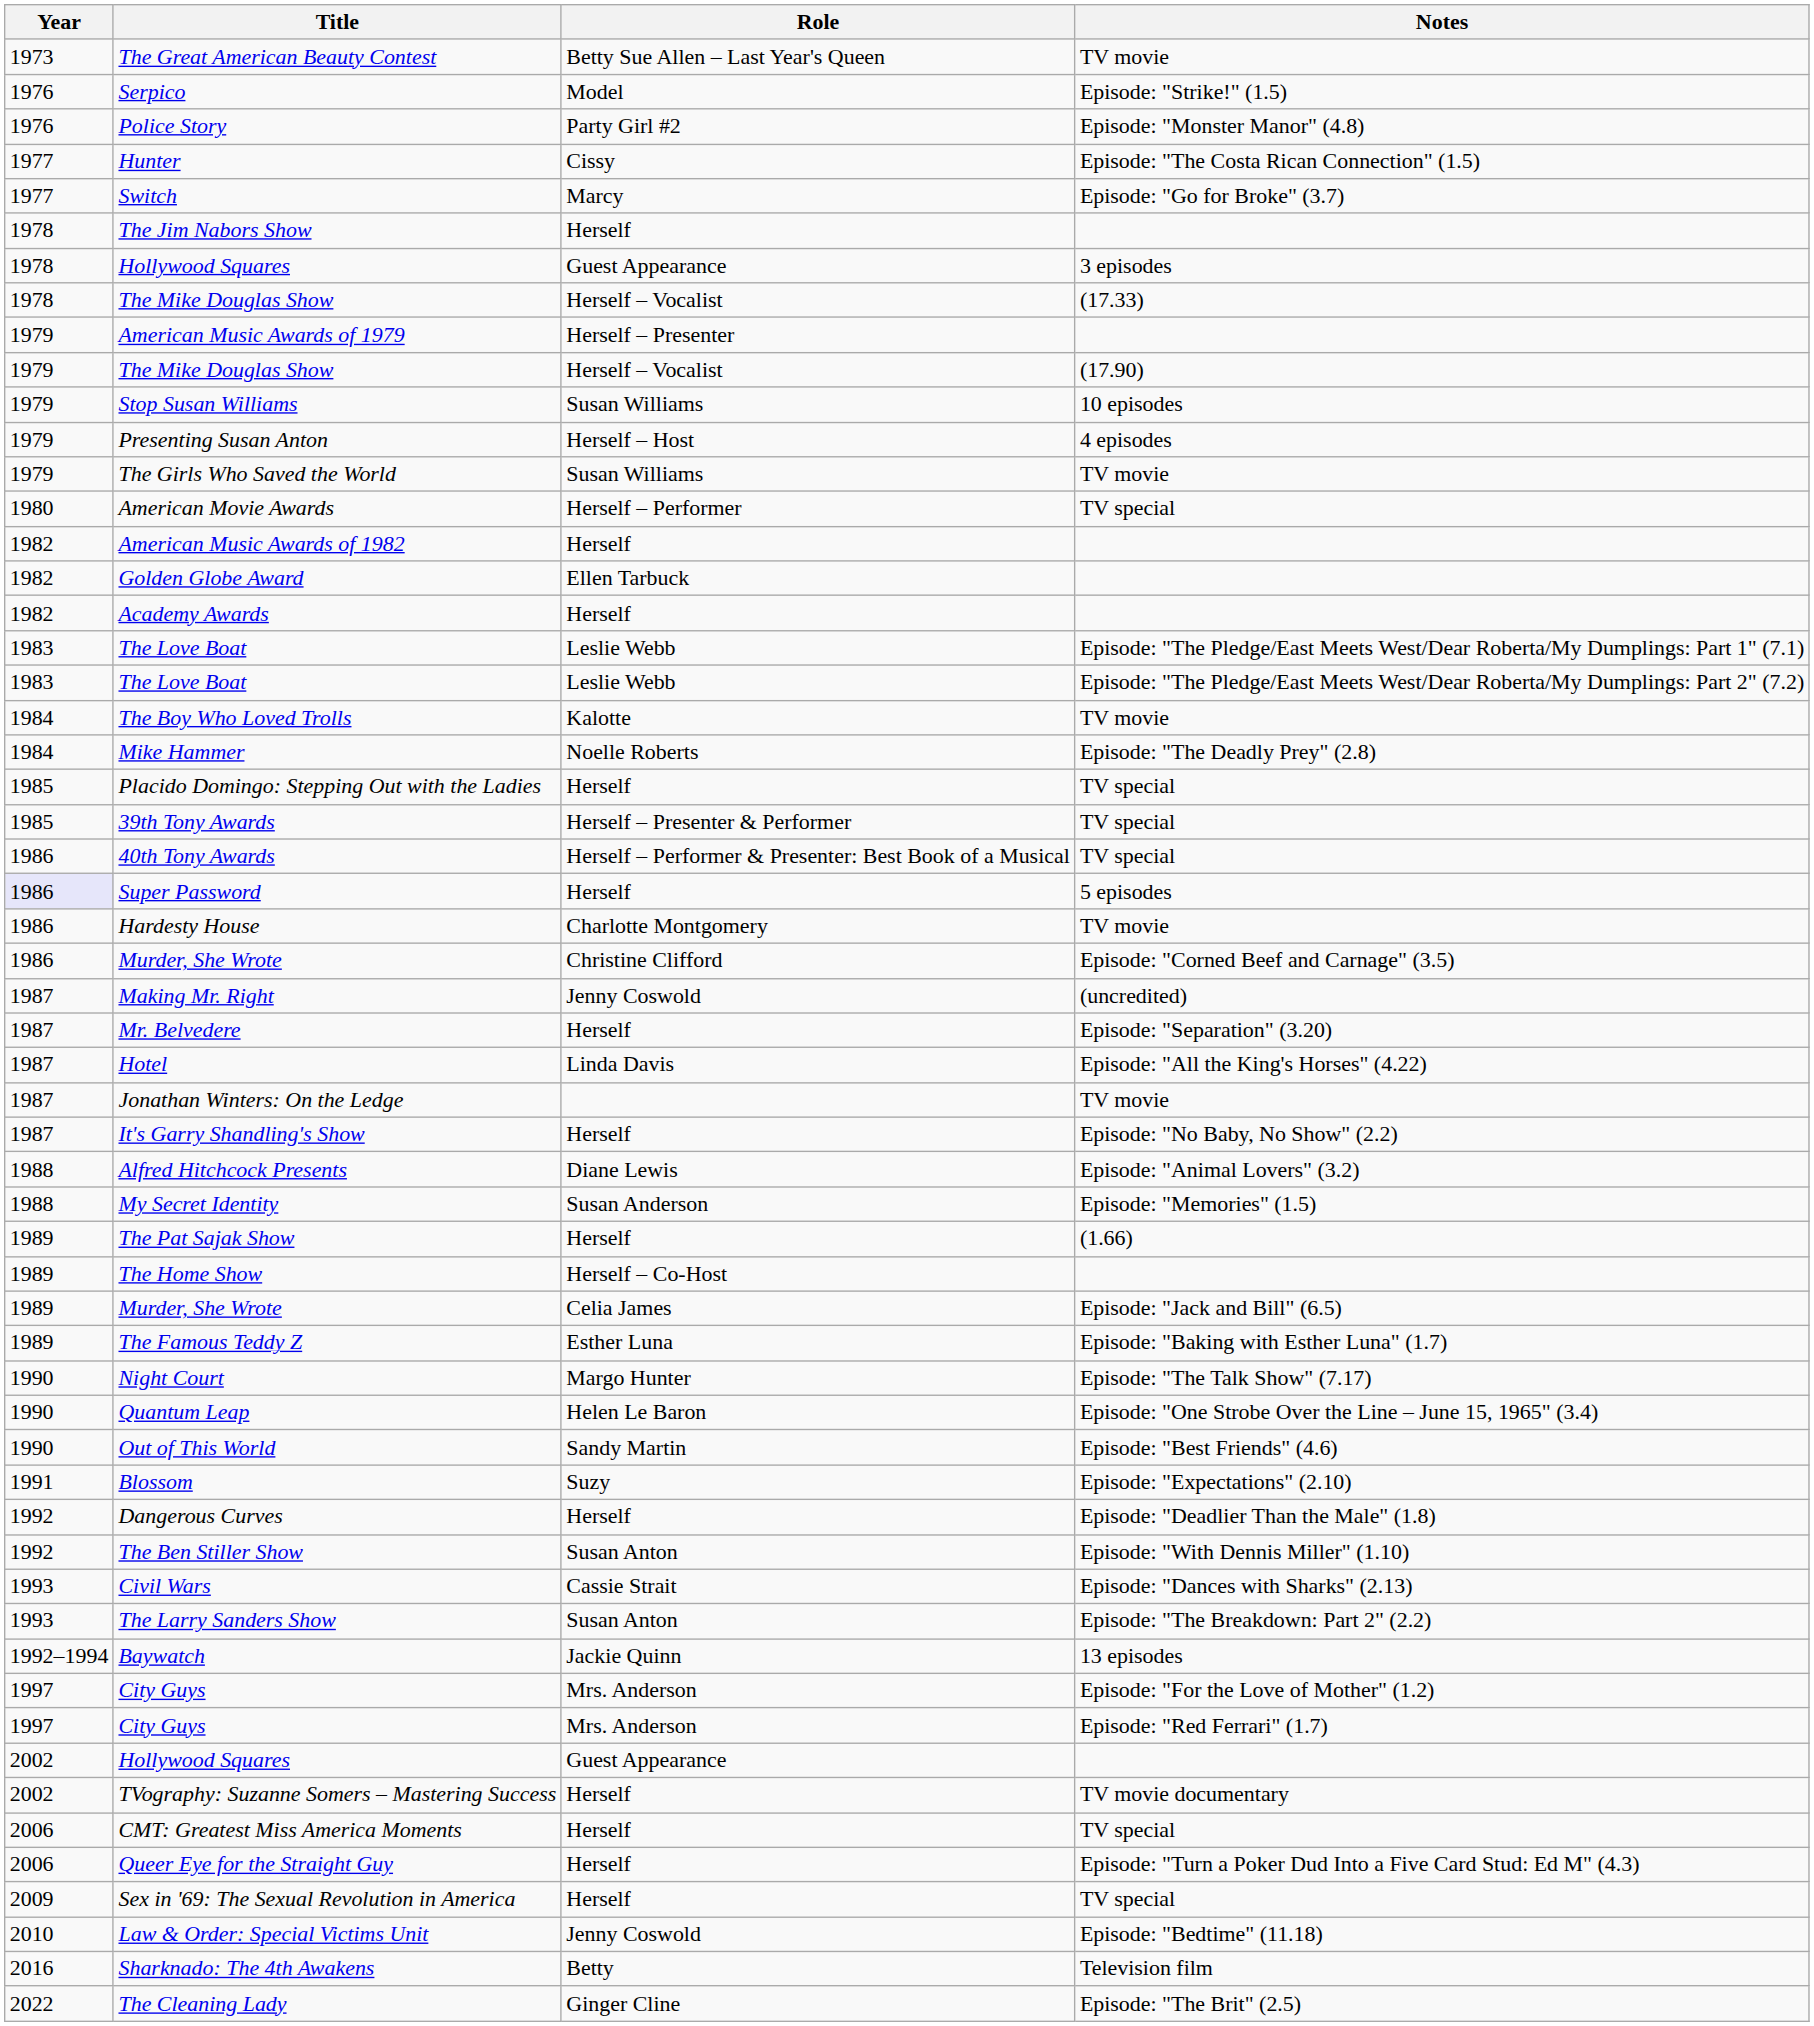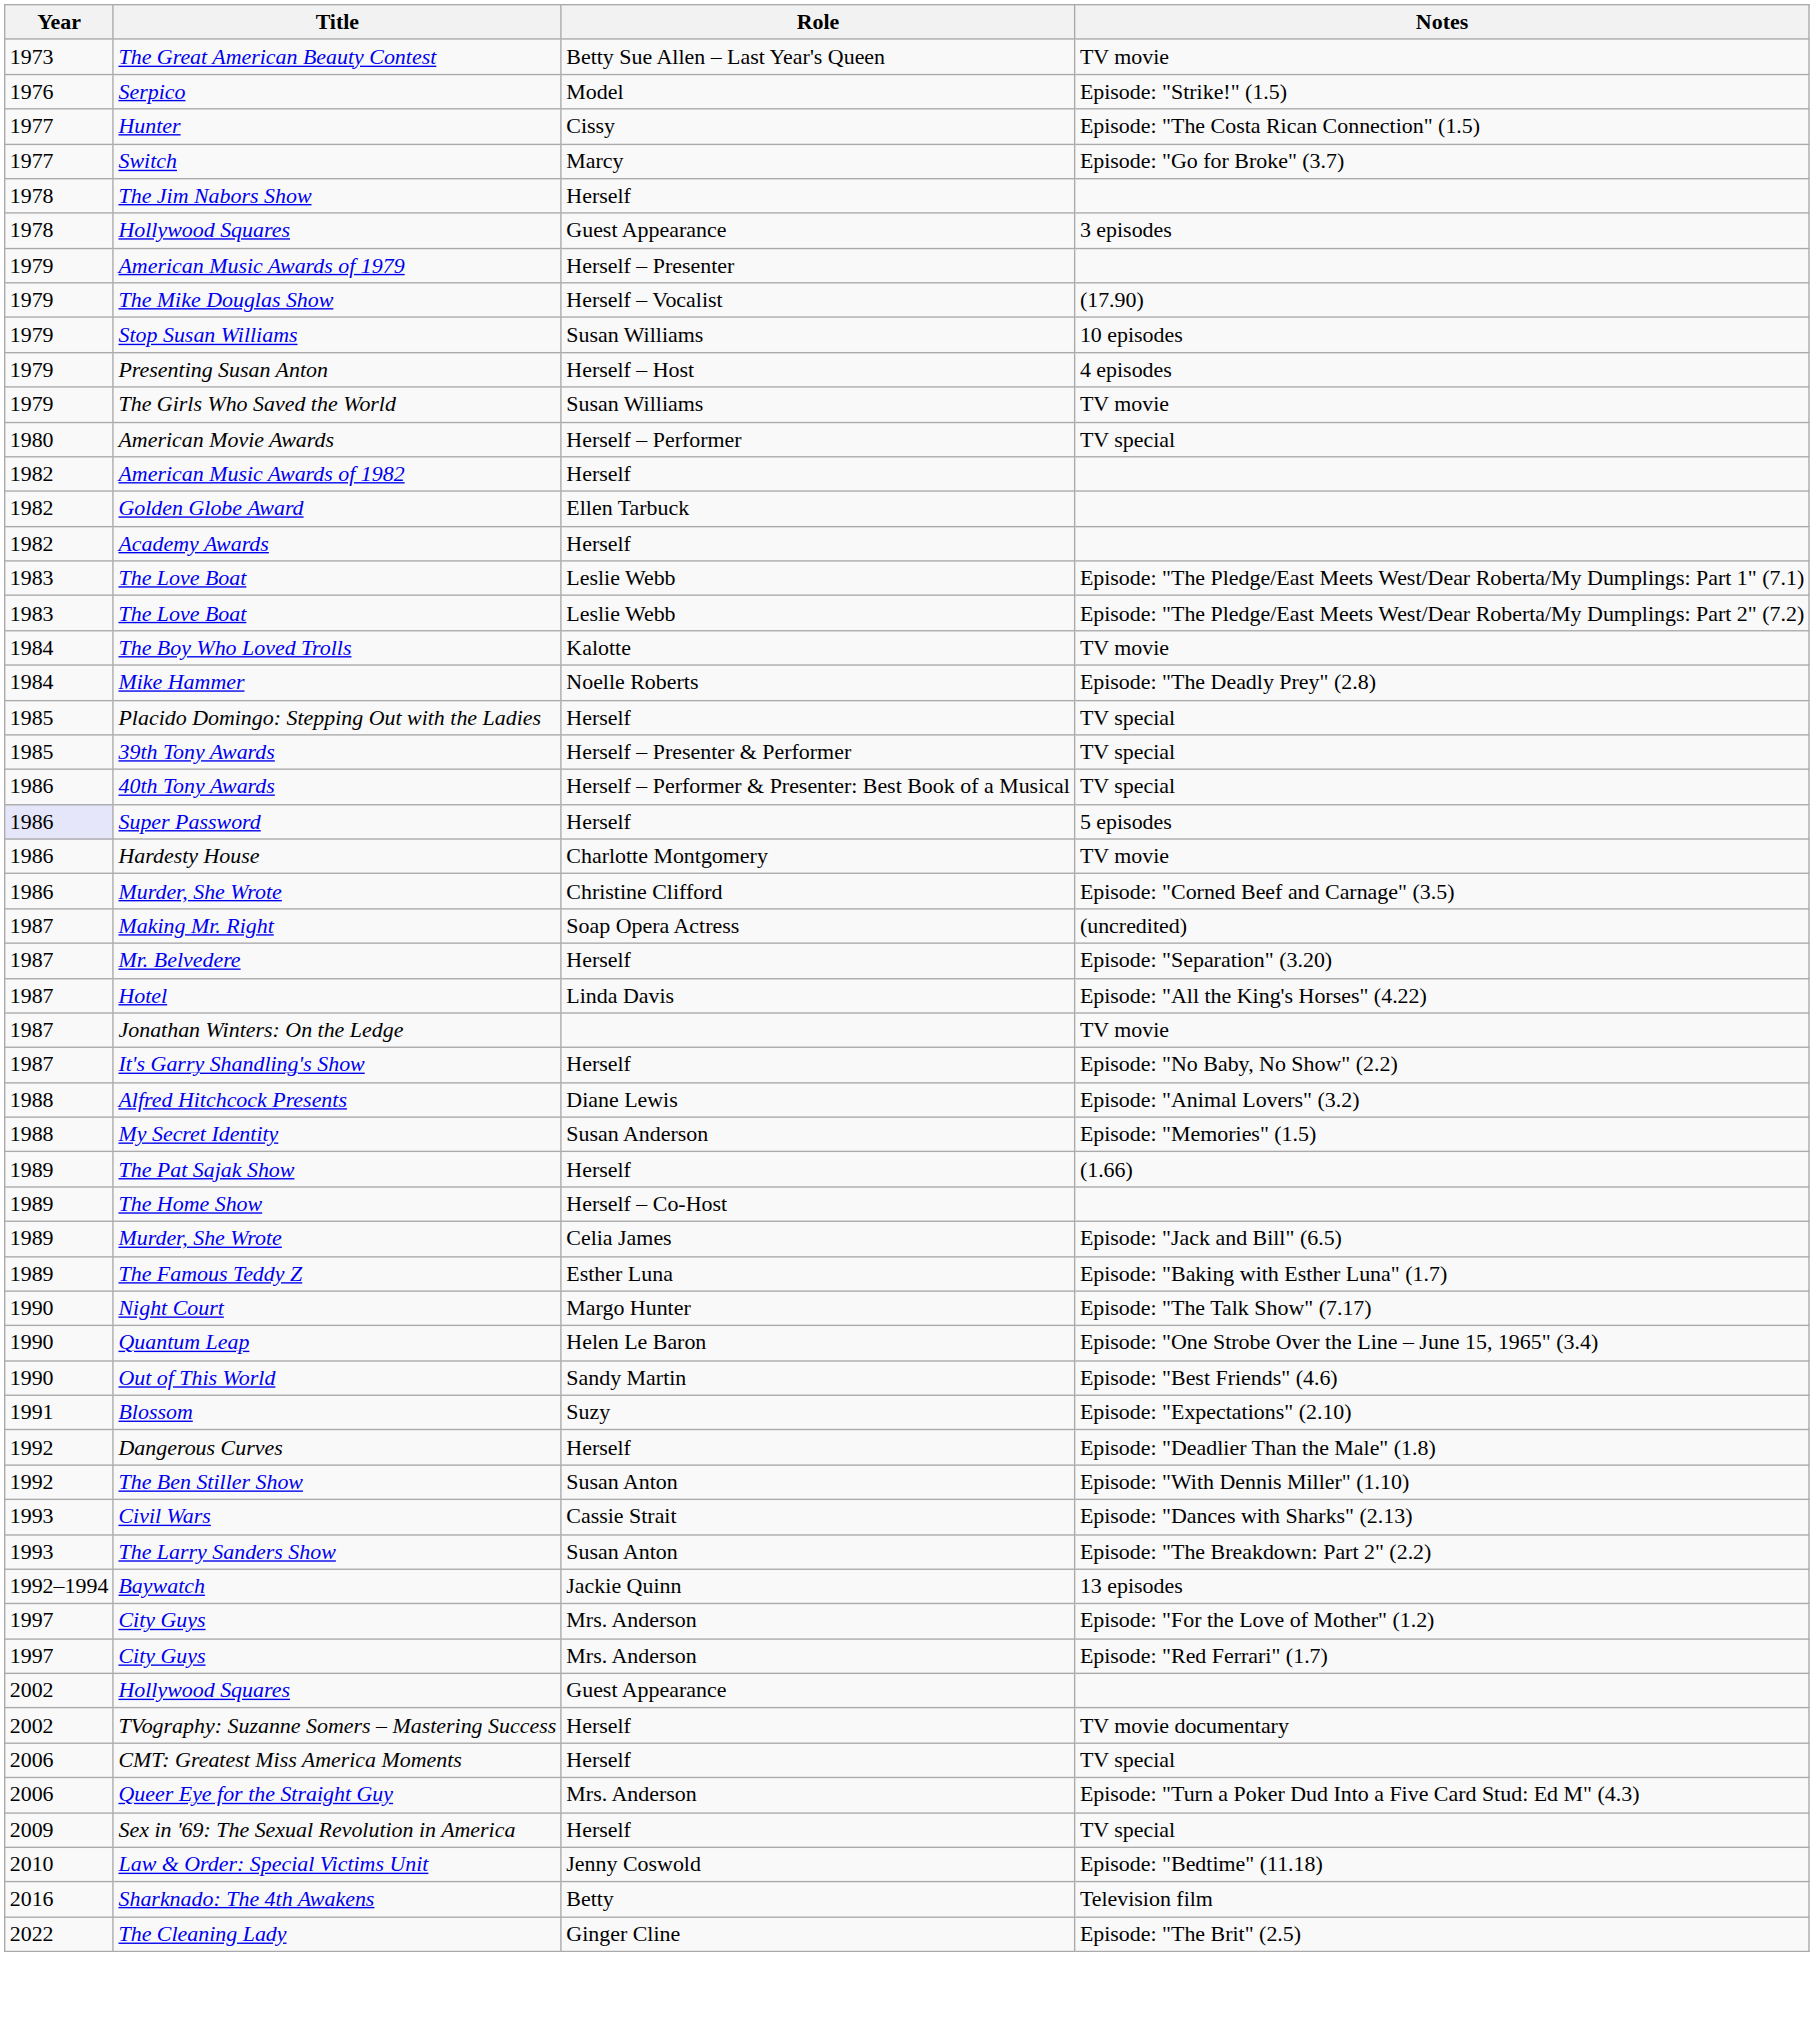- row: (172, 126)
- row: (226, 299)
(634, 995) Jenny Coswold -> (653, 925) Soap Opera Actress
(599, 1864) Herself -> (631, 1794) Mrs. Anderson
